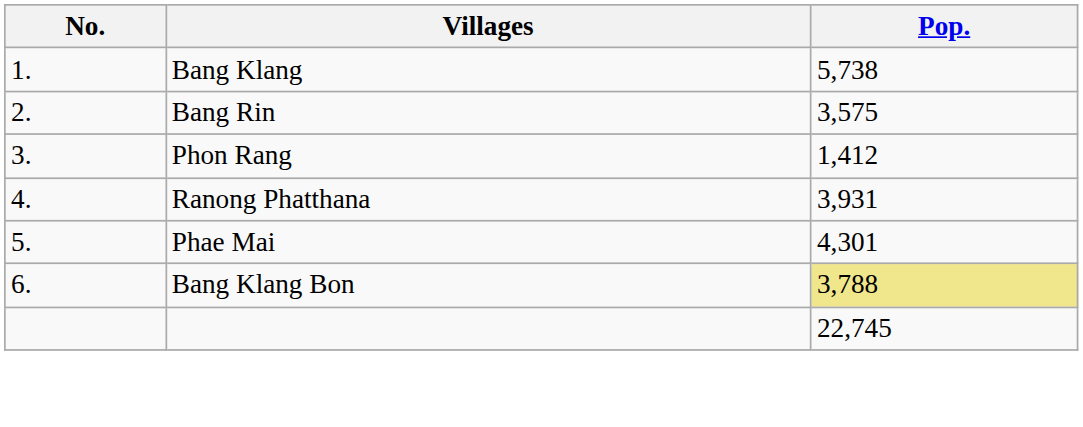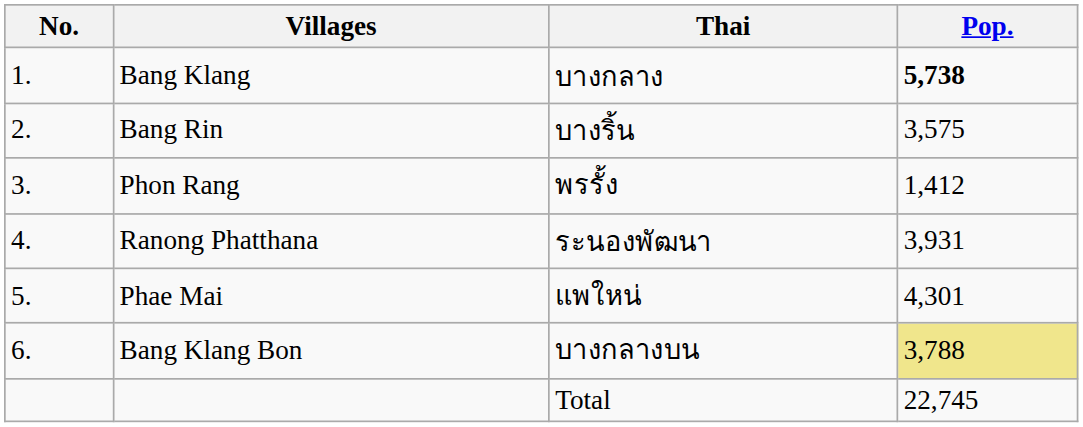+ column: (723, 26)
(848, 69) normal -> (934, 75) bold
